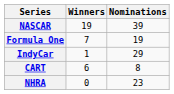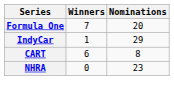- row: (35, 26)
(138, 40) 19 -> (138, 26) 20
